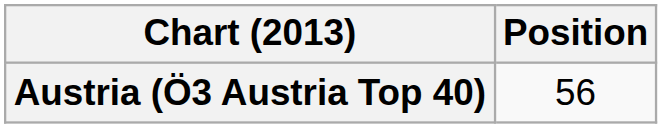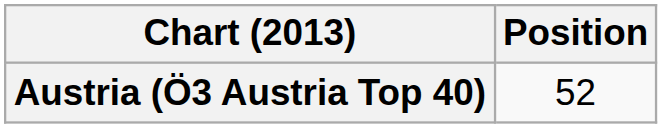(576, 92) 56 -> (576, 92) 52
